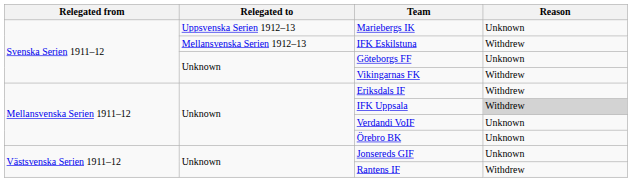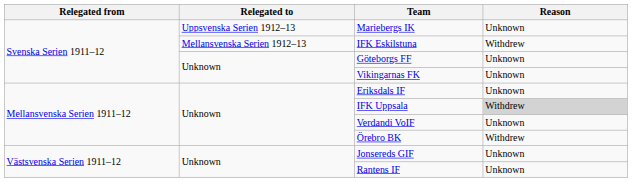(505, 75) Withdrew -> (505, 75) Unknown
(505, 91) Withdrew -> (505, 91) Unknown
(505, 138) Unknown -> (505, 138) Withdrew
(505, 169) Withdrew -> (505, 169) Unknown
